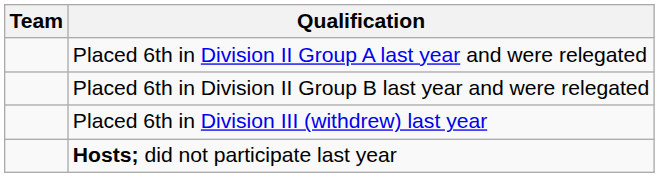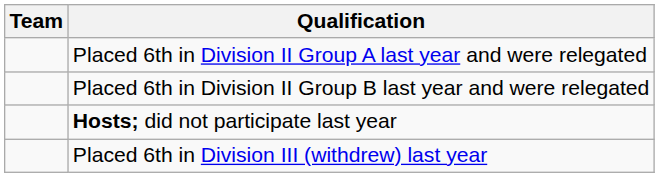rows swapped: (280, 121) <-> (235, 155)
